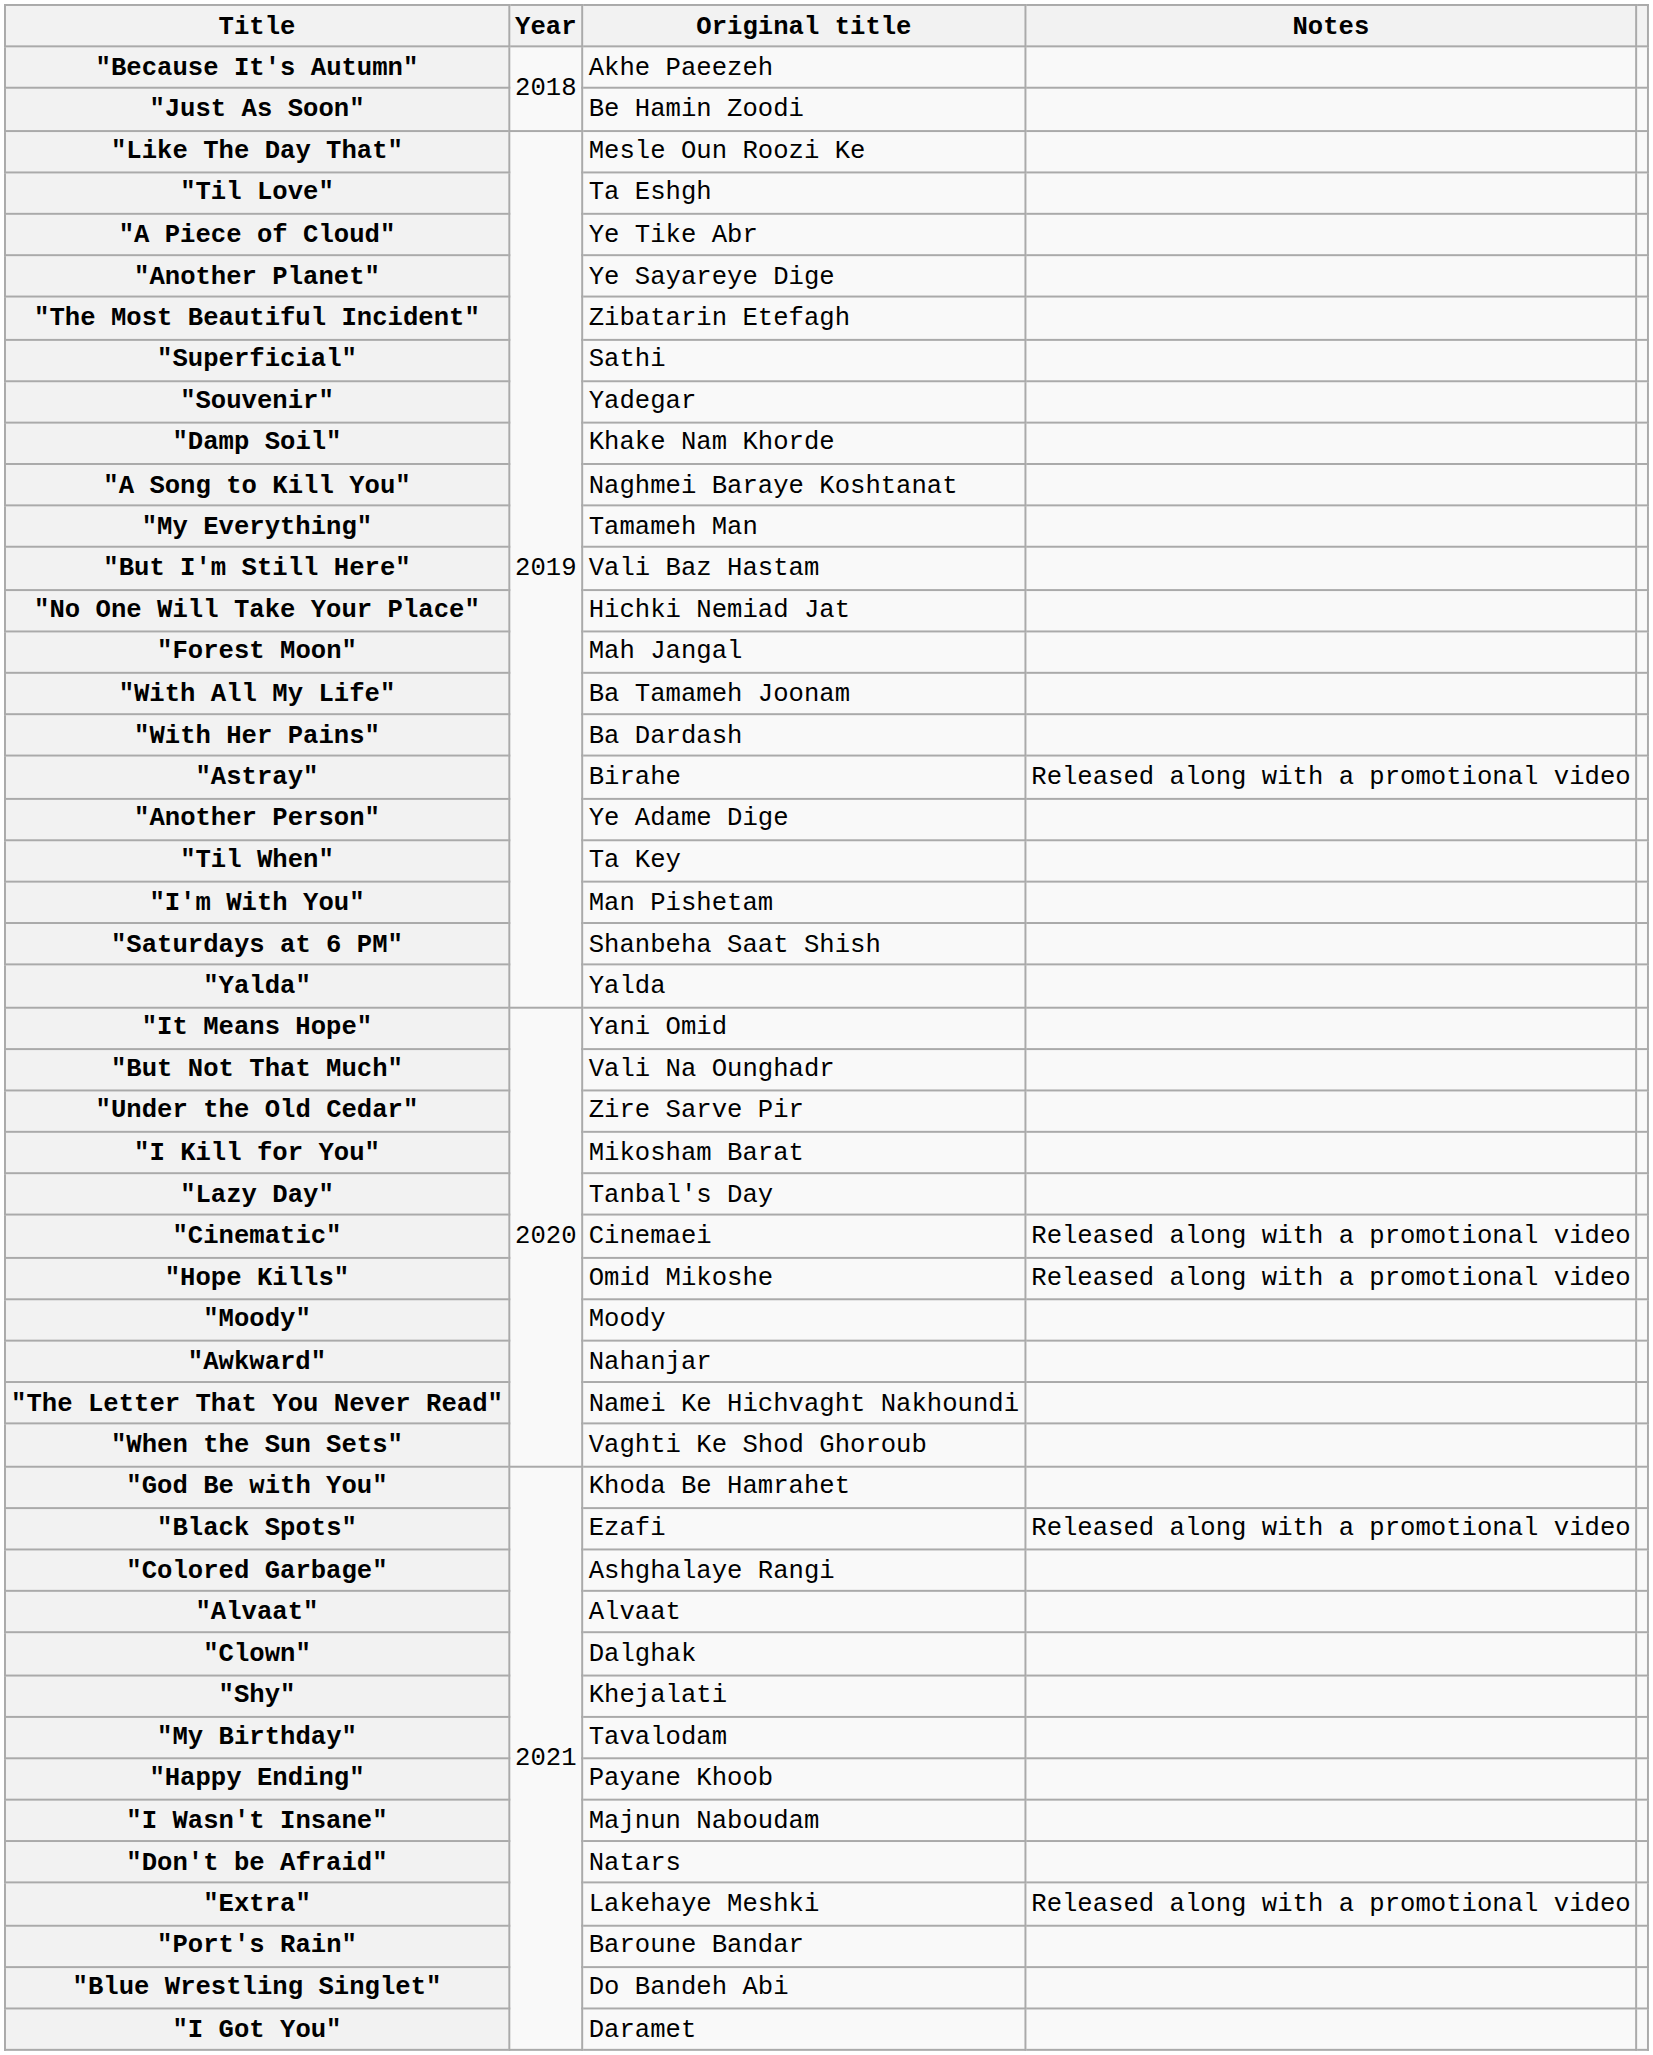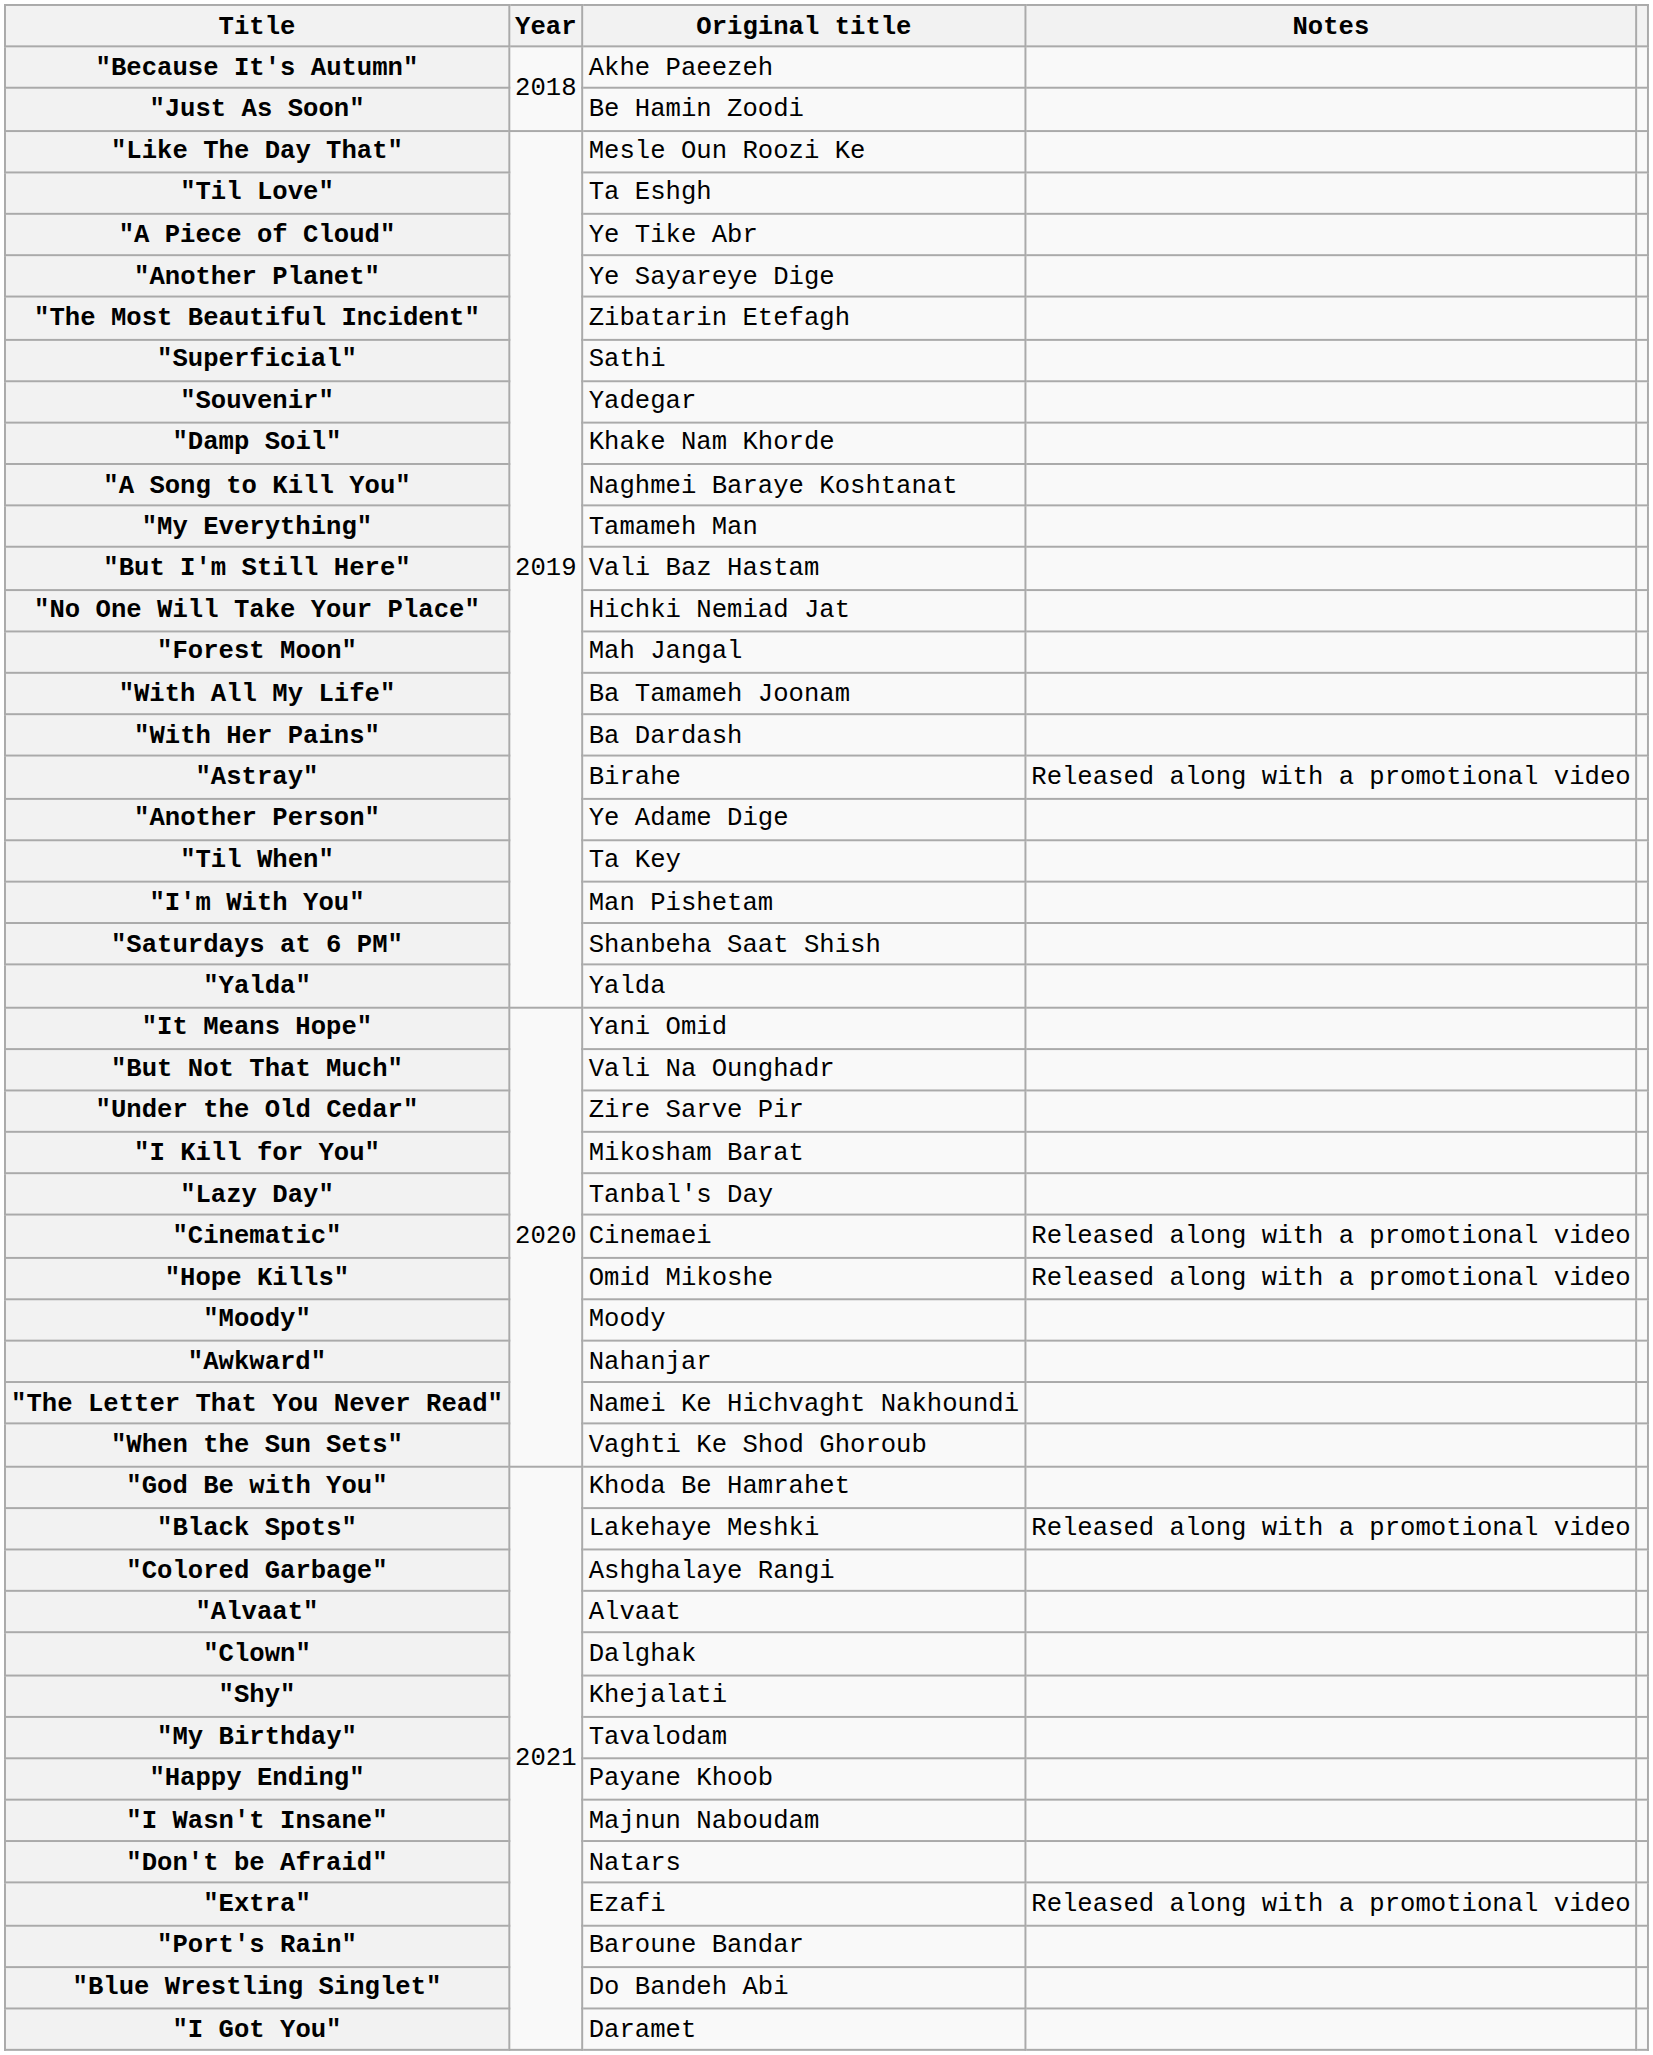(627, 1528) Ezafi -> (704, 1528) Lakehaye Meshki
(704, 1904) Lakehaye Meshki -> (627, 1904) Ezafi
